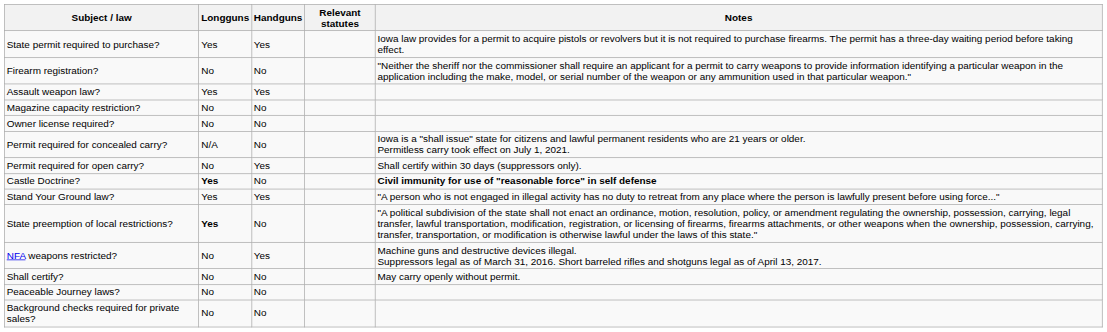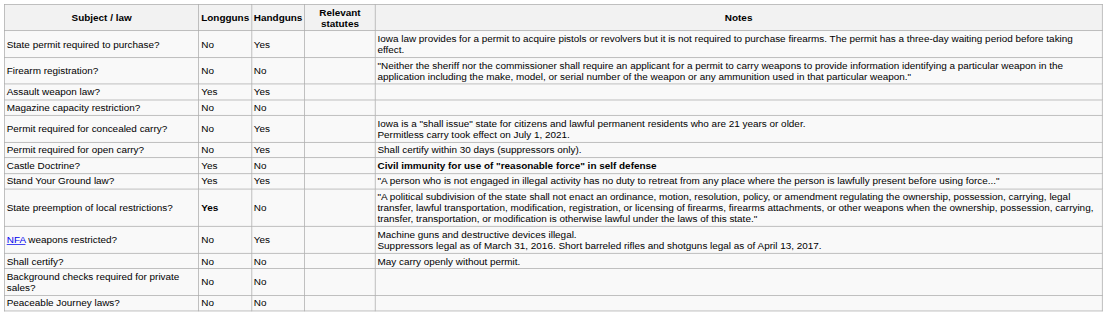(209, 44) Yes -> (208, 44) No
- row: (60, 123)
(209, 144) N/A -> (208, 128) No
(260, 144) No -> (262, 128) Yes
(210, 181) bold -> (209, 165) normal
rows swapped: (63, 292) <-> (93, 313)
